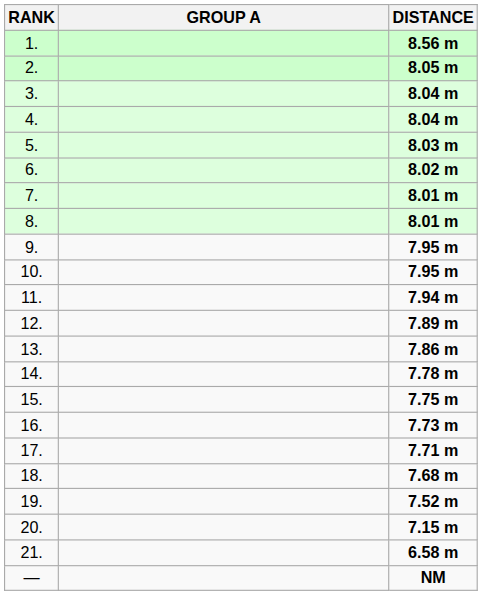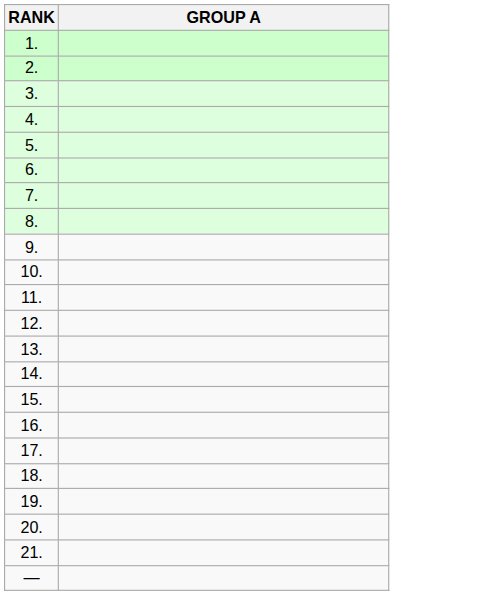- column: (433, 18)
